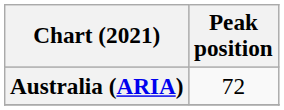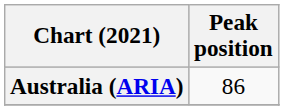(233, 85) 72 -> (233, 85) 86
